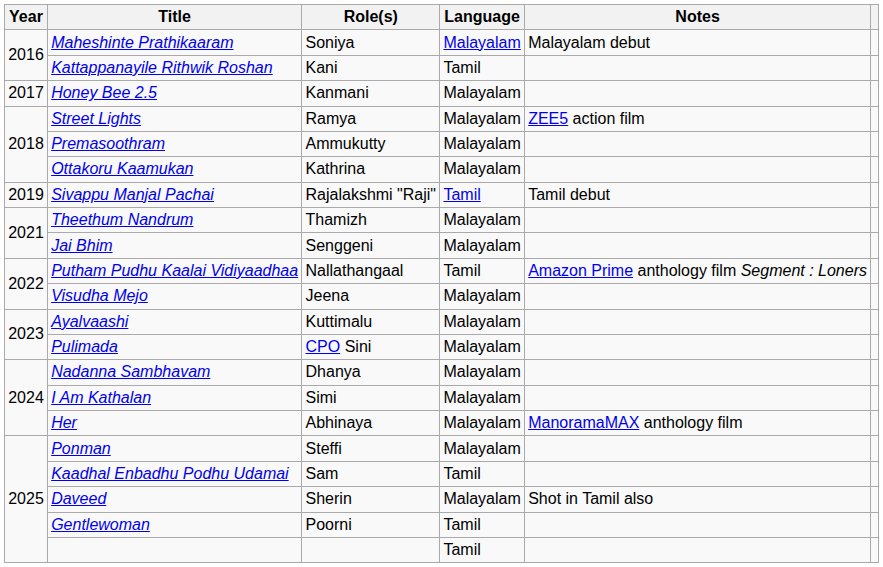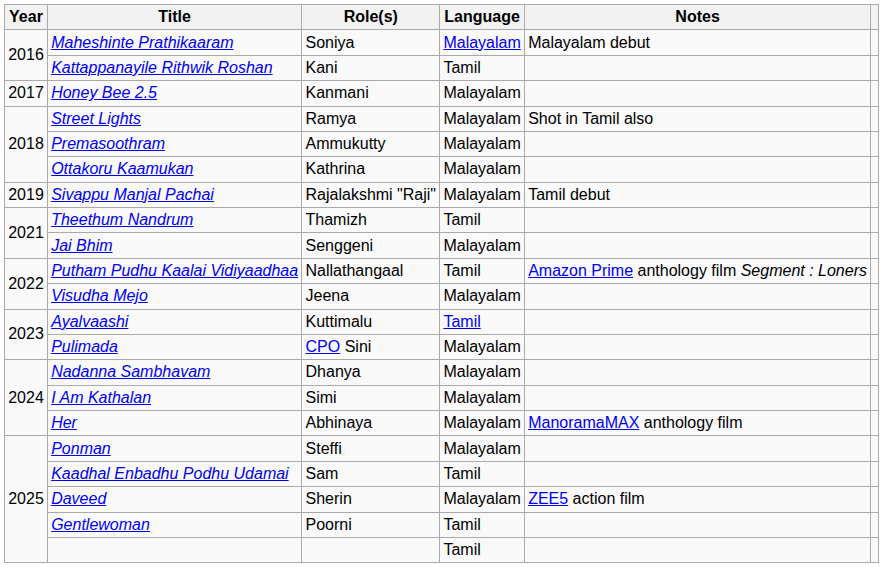(586, 118) ZEE5 action film -> (591, 118) Shot in Tamil also
(462, 194) Tamil -> (482, 194) Malayalam
(482, 220) Malayalam -> (462, 220) Tamil
(482, 321) Malayalam -> (462, 321) Tamil
(591, 499) Shot in Tamil also -> (586, 499) ZEE5 action film
